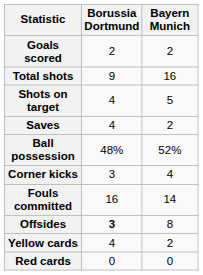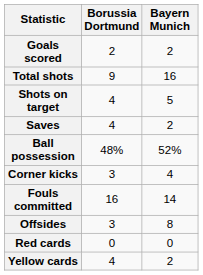(112, 224) bold -> (112, 224) normal
rows swapped: (43, 242) <-> (43, 261)
